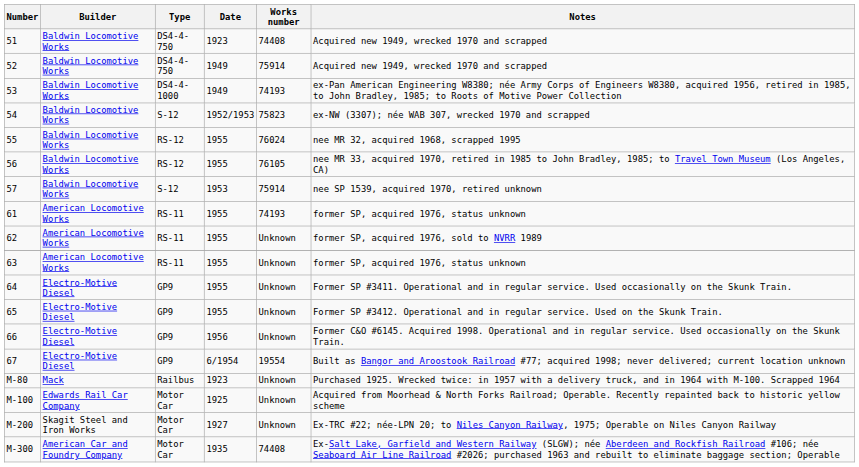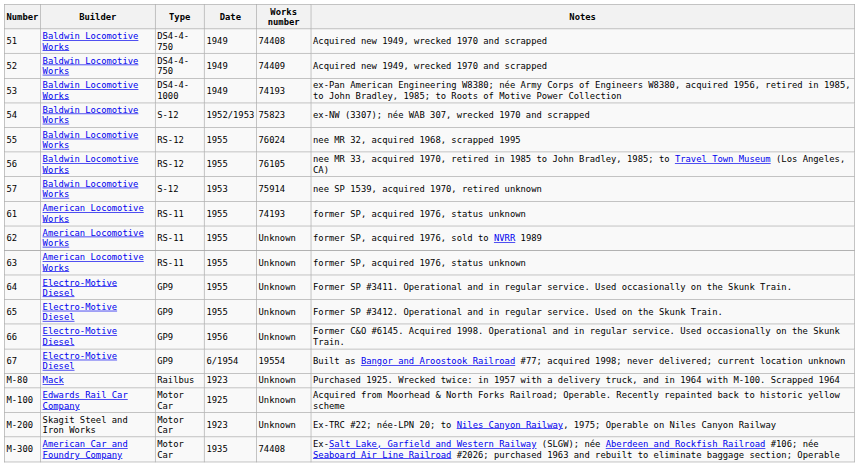(217, 41) 1923 -> (217, 41) 1949
(272, 66) 75914 -> (272, 66) 74409
(217, 425) 1927 -> (217, 425) 1923
